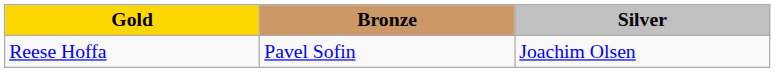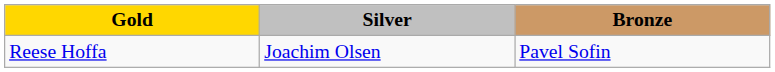columns swapped: (642, 20) <-> (387, 20)
